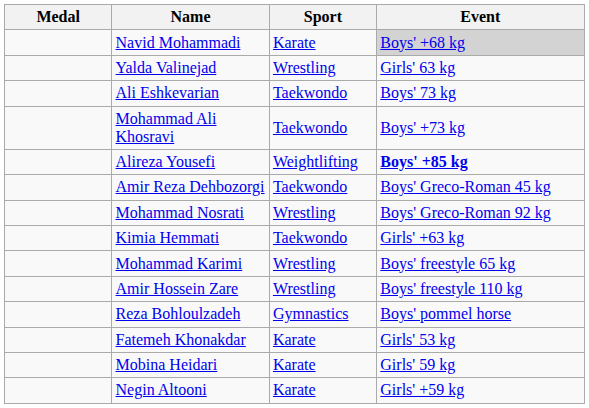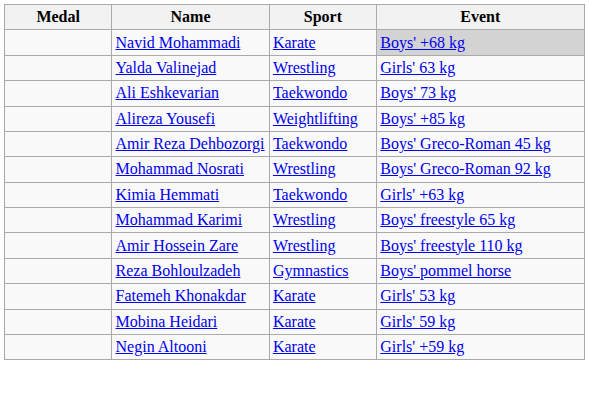- row: (166, 127)
(424, 162) bold -> (423, 118) normal
